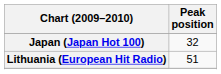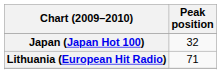(193, 59) 51 -> (193, 59) 71
